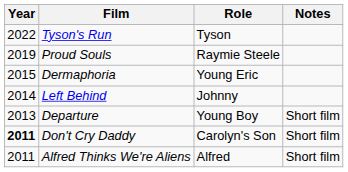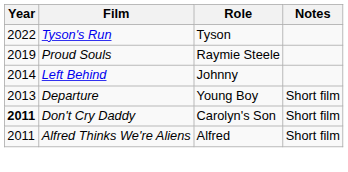- row: (79, 75)
